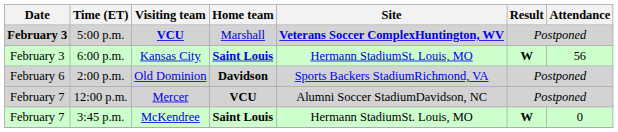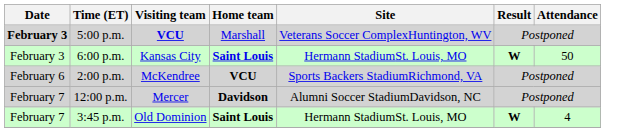(392, 35) bold -> (385, 35) normal
(580, 56) 56 -> (567, 56) 50
(170, 76) Old Dominion -> (170, 76) McKendree
(243, 76) Davidson -> (243, 76) VCU
(243, 97) VCU -> (243, 97) Davidson
(170, 117) McKendree -> (170, 117) Old Dominion
(580, 117) 0 -> (567, 117) 4
